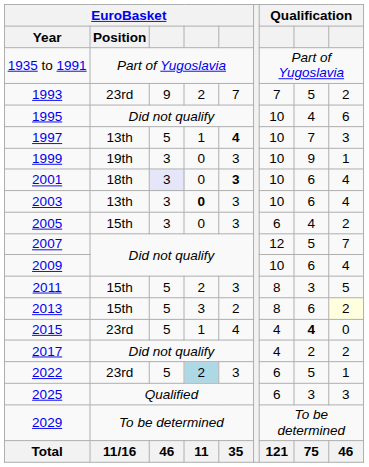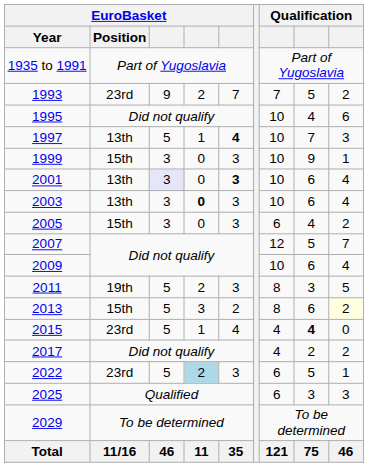(120, 159) 19th -> (120, 159) 15th
(120, 180) 18th -> (120, 180) 13th
(120, 287) 15th -> (120, 287) 19th
